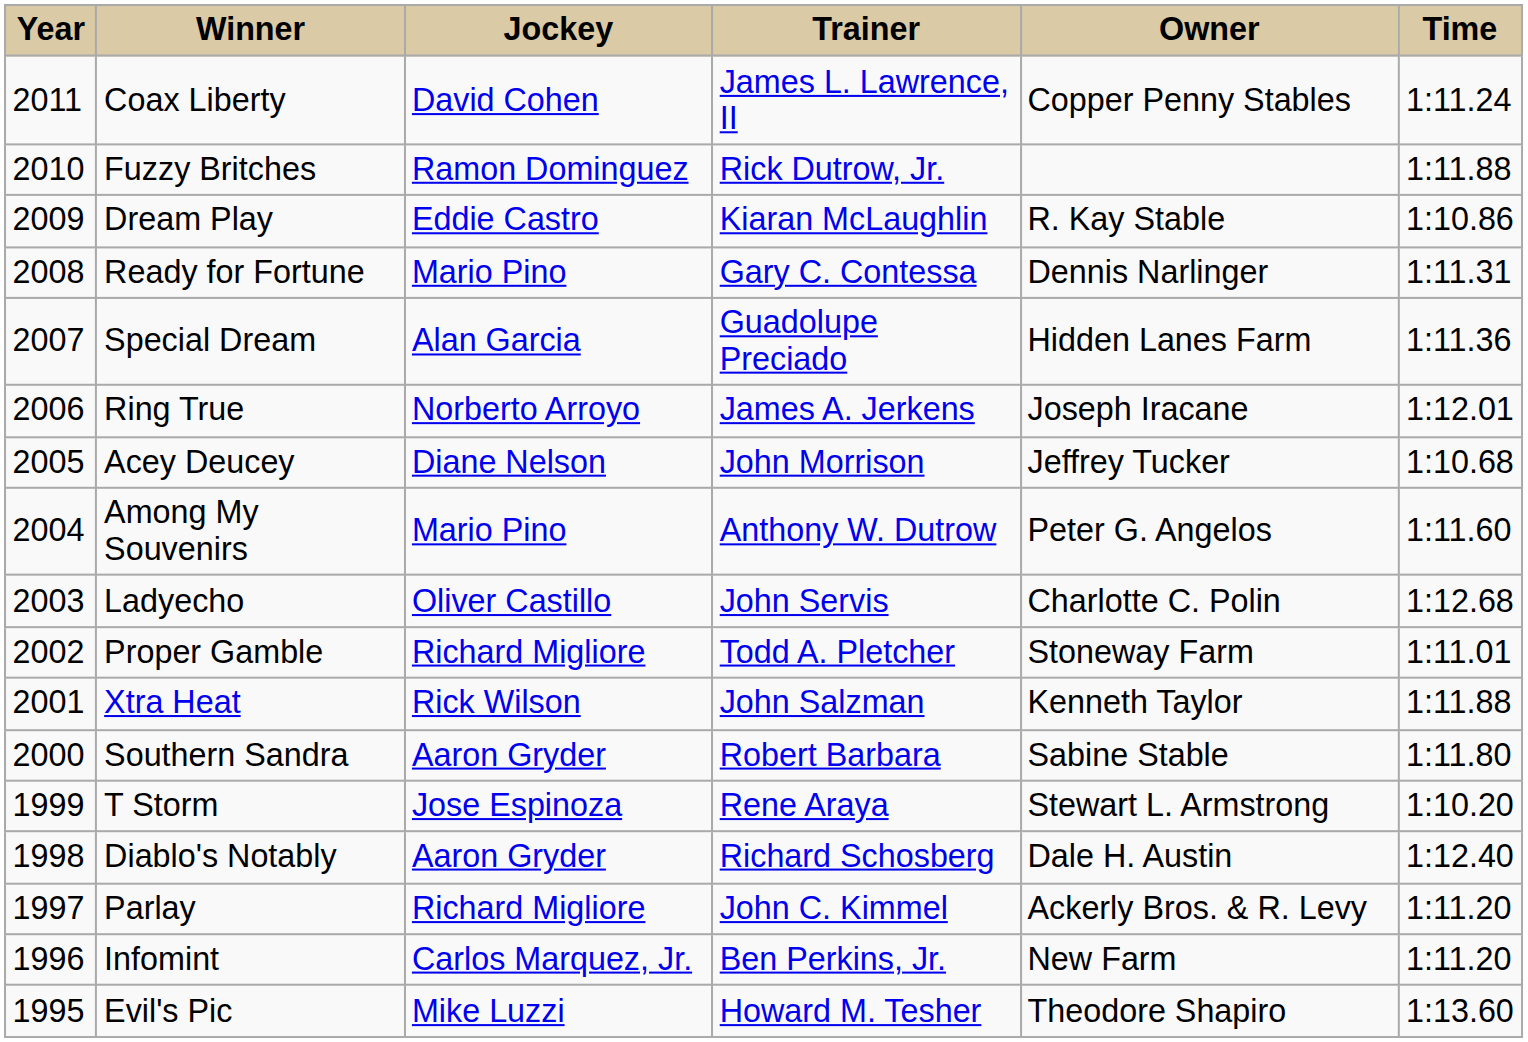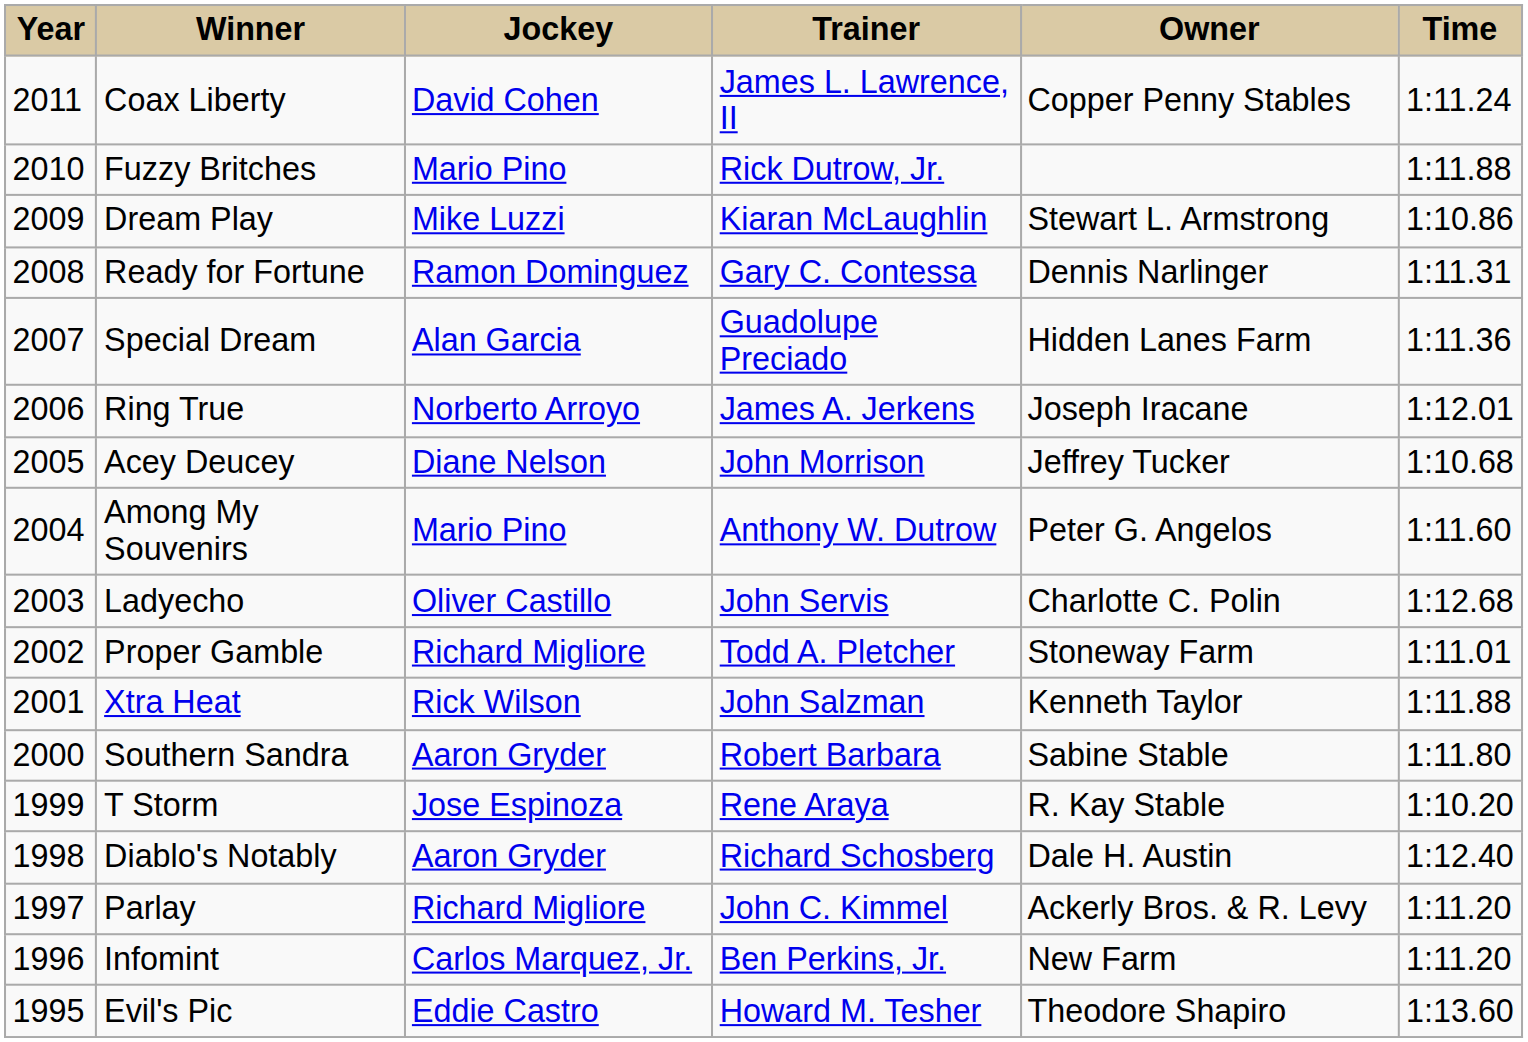(550, 169) Ramon Dominguez -> (489, 169) Mario Pino
(505, 220) Eddie Castro -> (488, 220) Mike Luzzi
(1126, 220) R. Kay Stable -> (1178, 220) Stewart L. Armstrong
(489, 271) Mario Pino -> (550, 271) Ramon Dominguez
(1178, 805) Stewart L. Armstrong -> (1126, 805) R. Kay Stable
(488, 1010) Mike Luzzi -> (505, 1010) Eddie Castro
